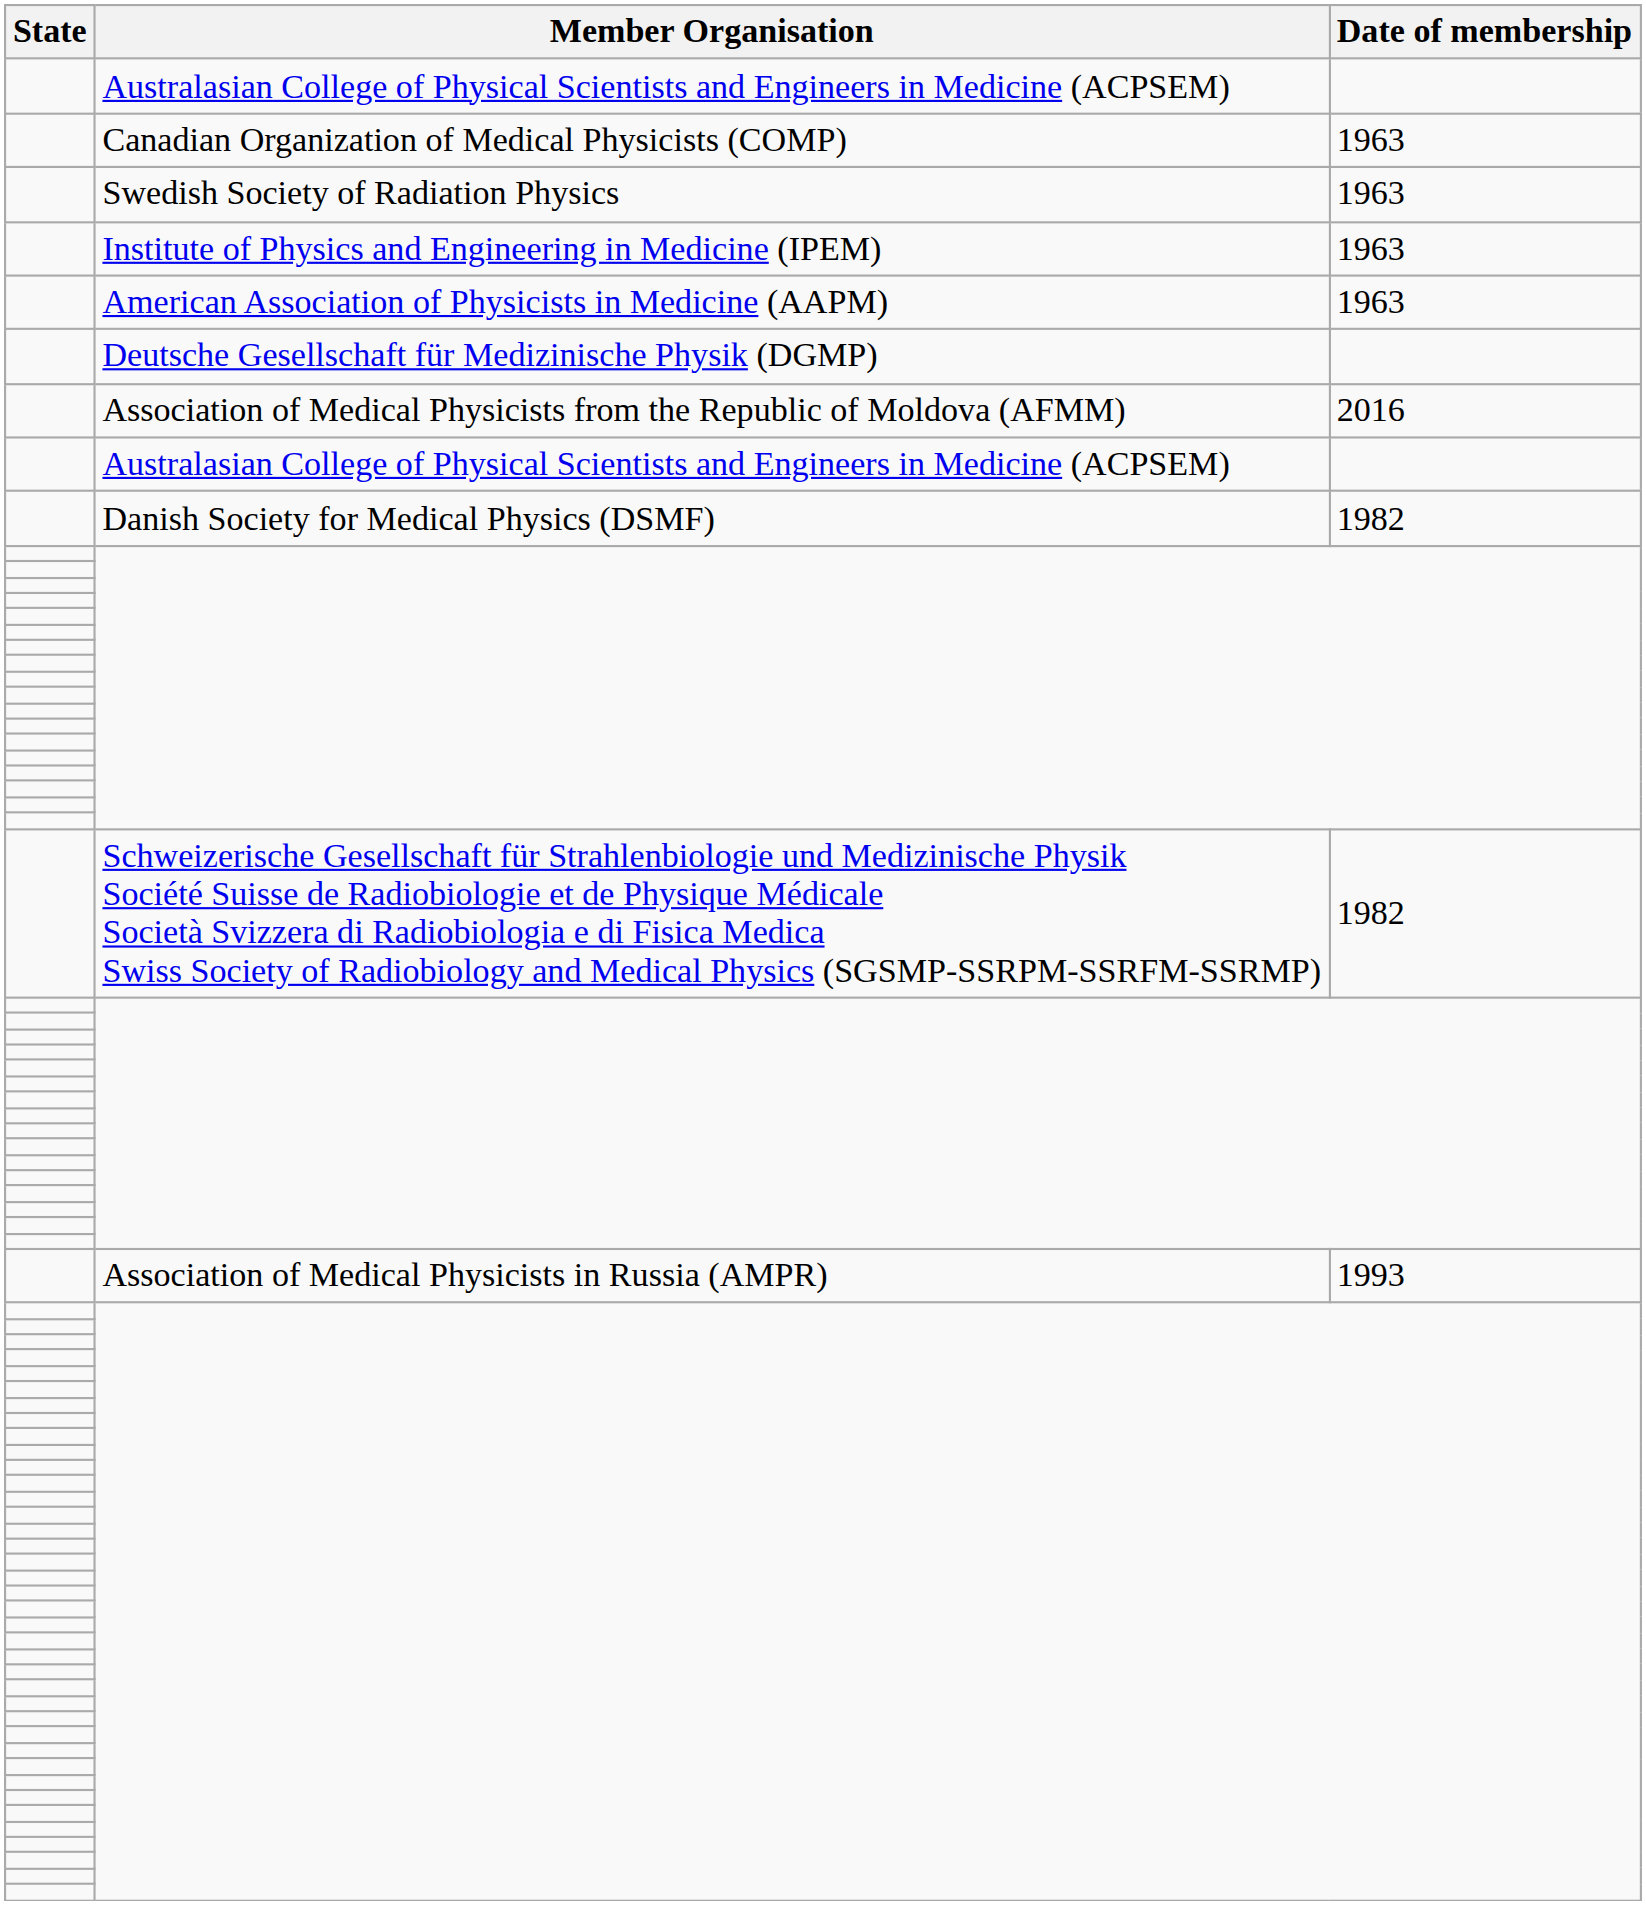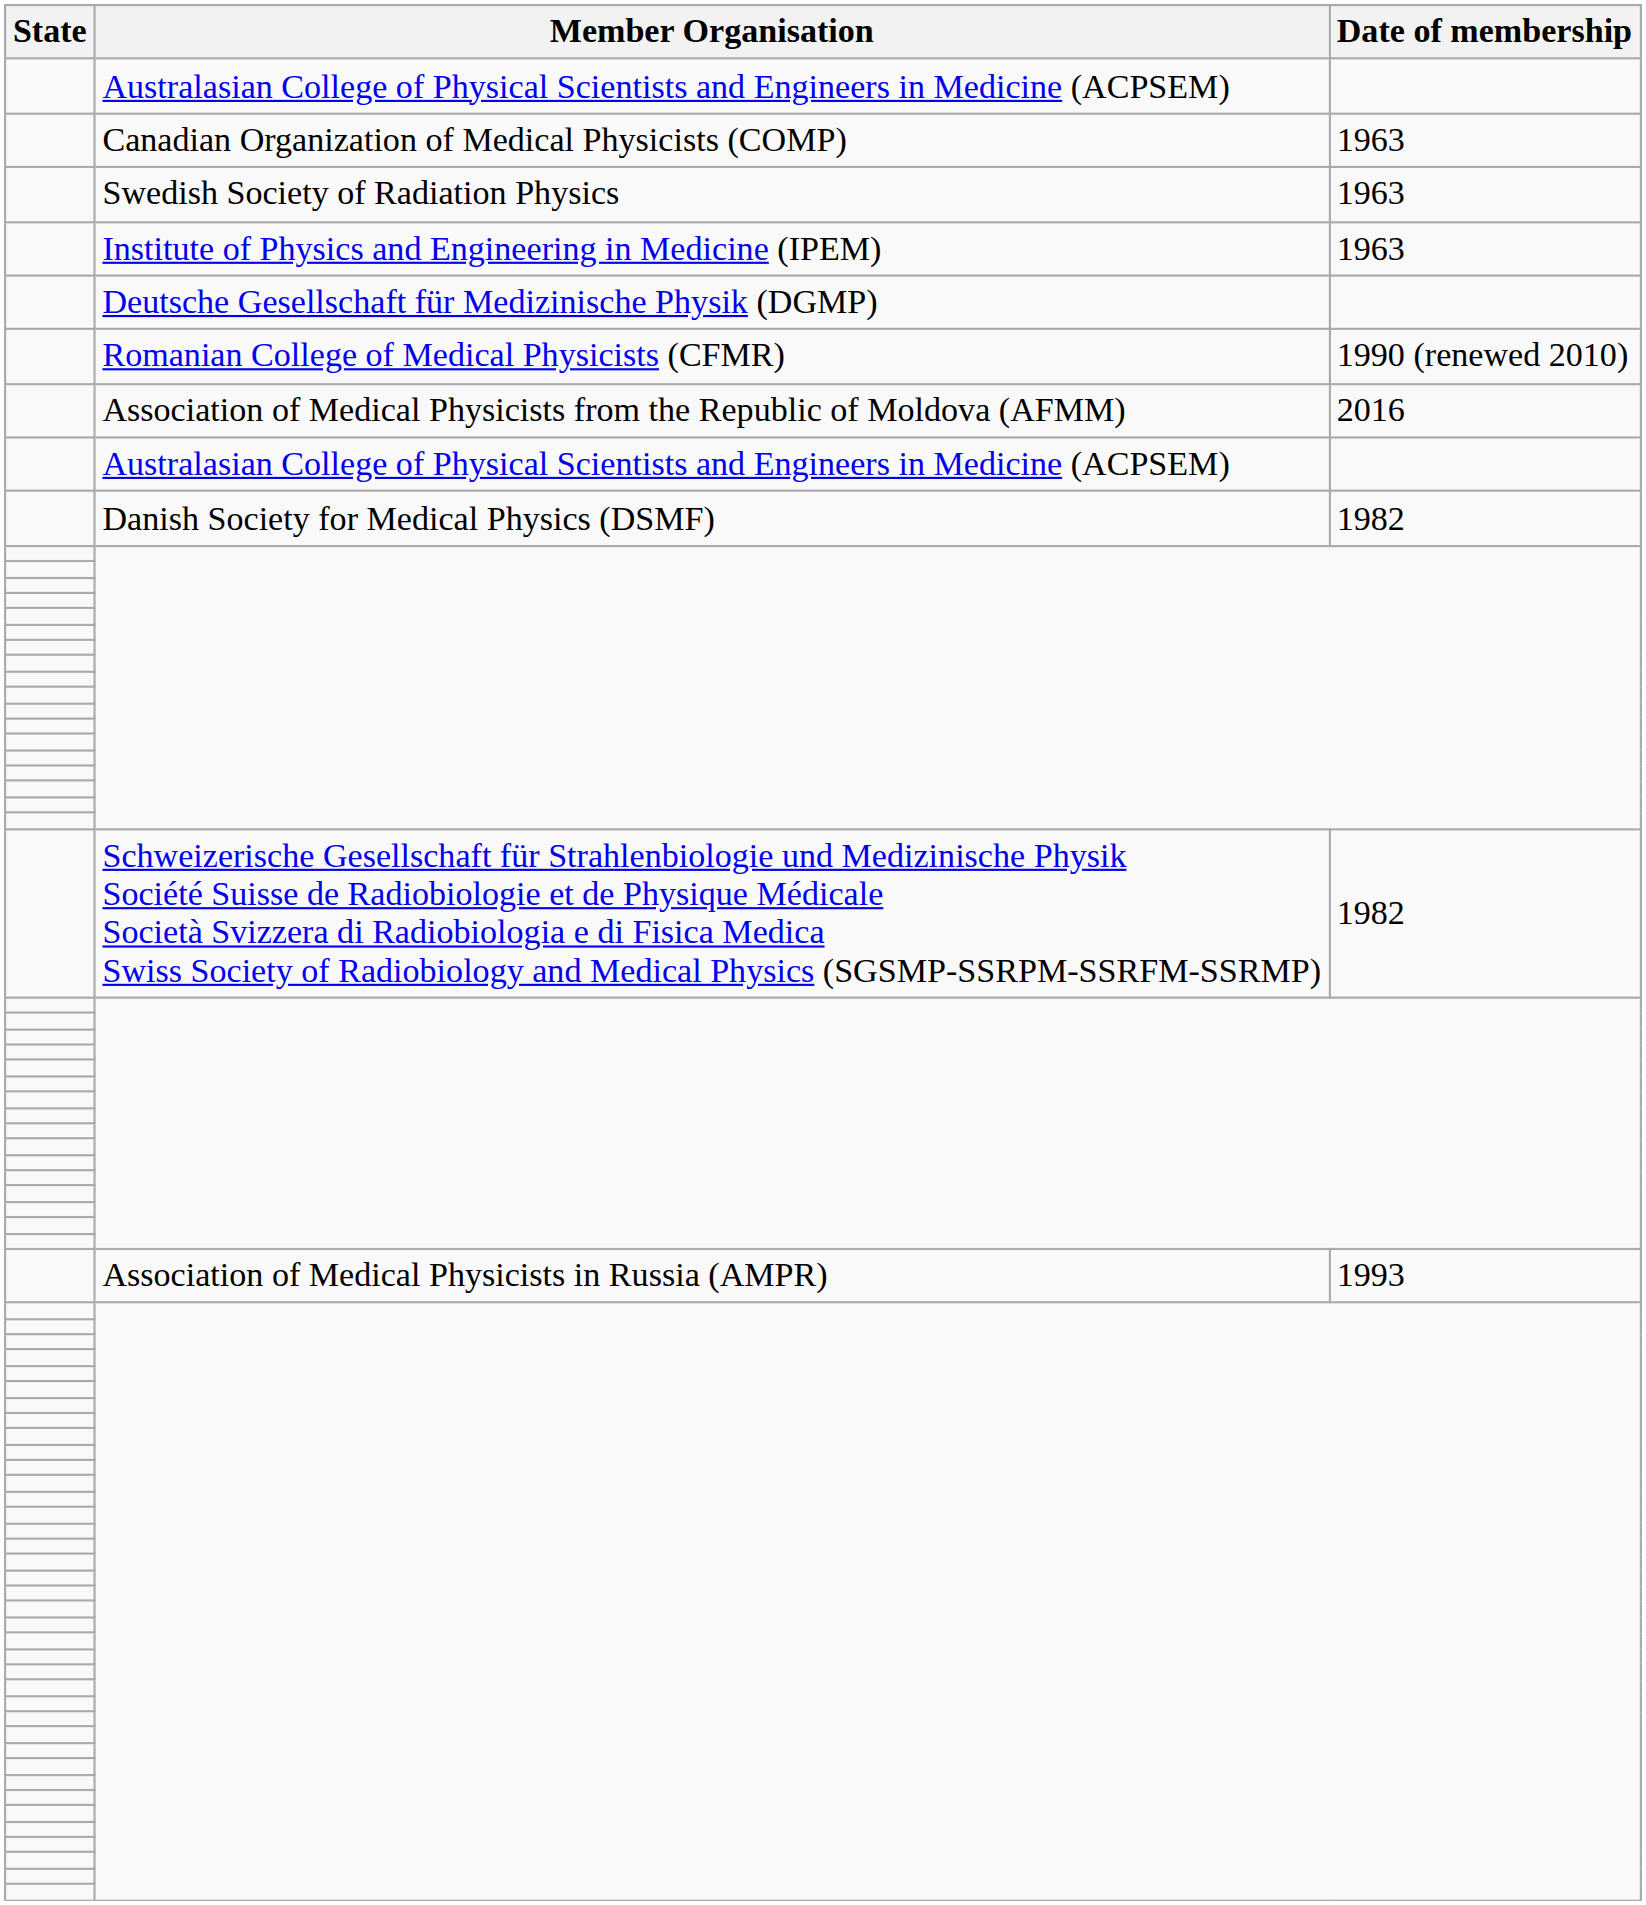- row: (495, 301)
+ row: (444, 355)
